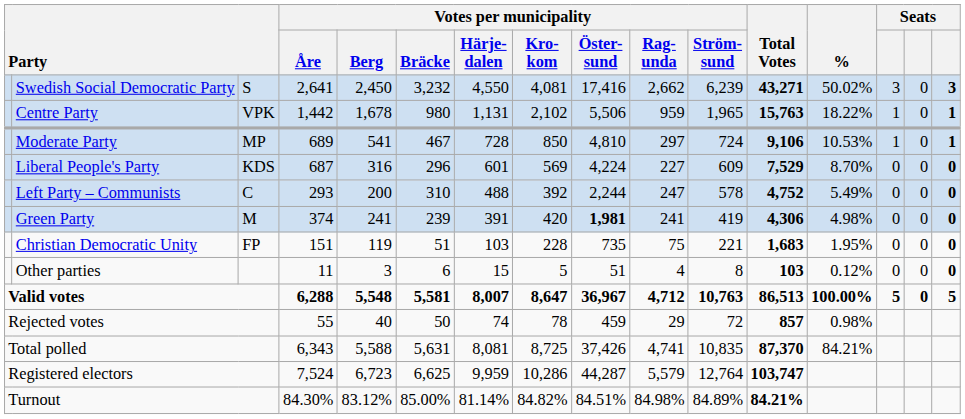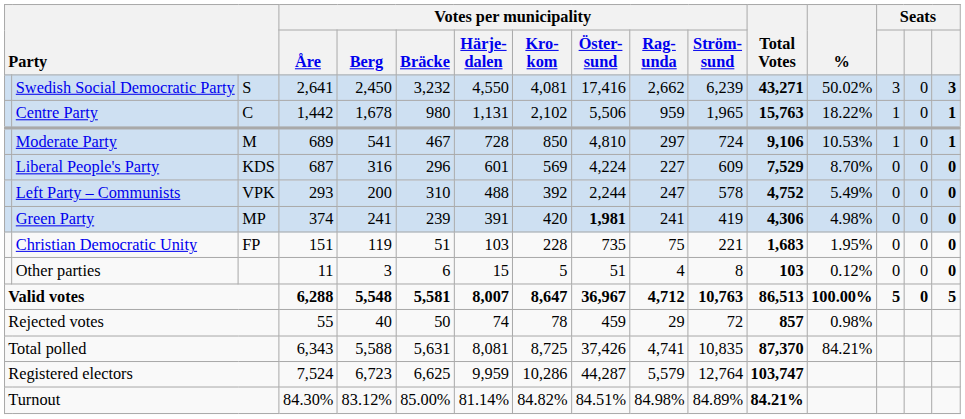(259, 113) VPK -> (248, 113) C
(254, 141) MP -> (249, 141) M
(248, 193) C -> (259, 193) VPK
(249, 219) M -> (254, 219) MP
